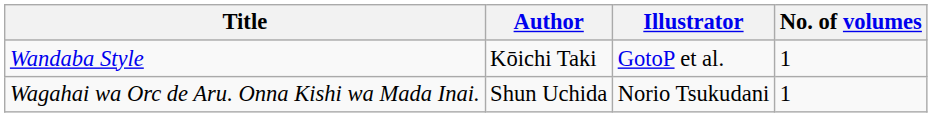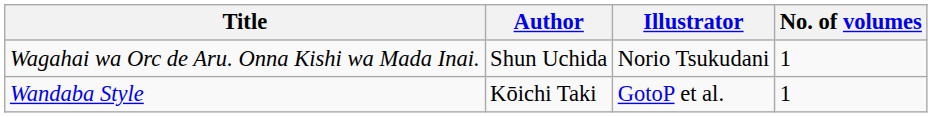rows swapped: (245, 93) <-> (77, 58)
